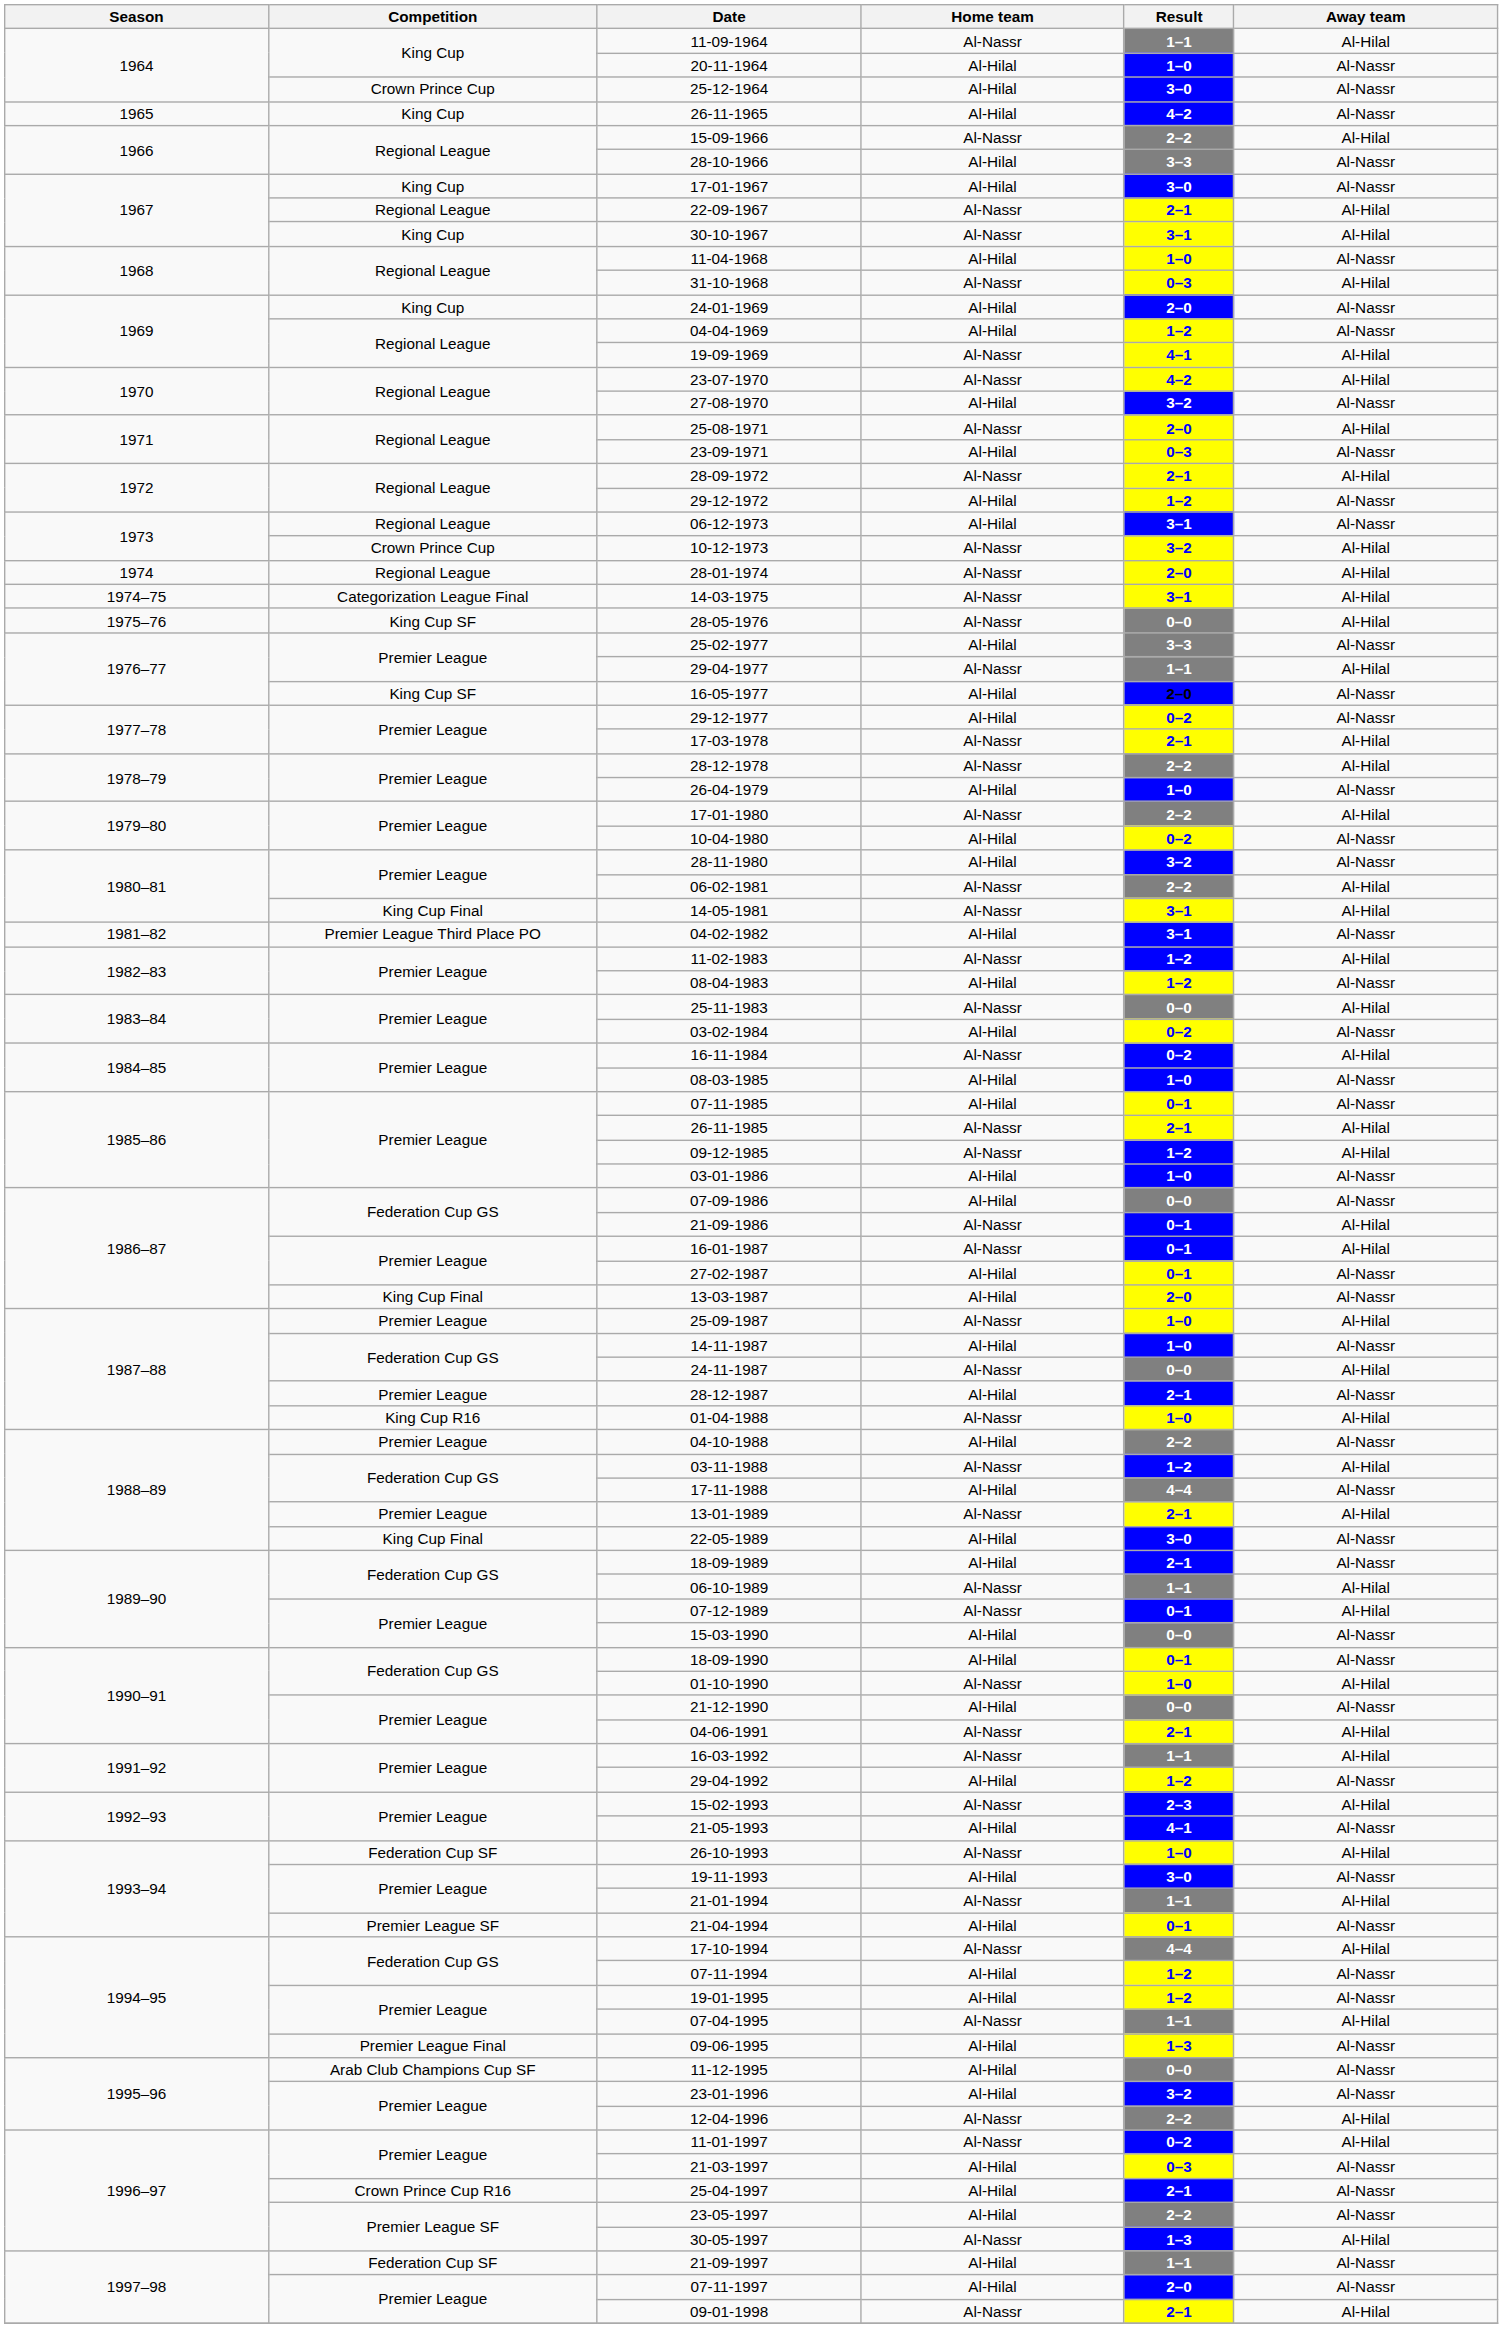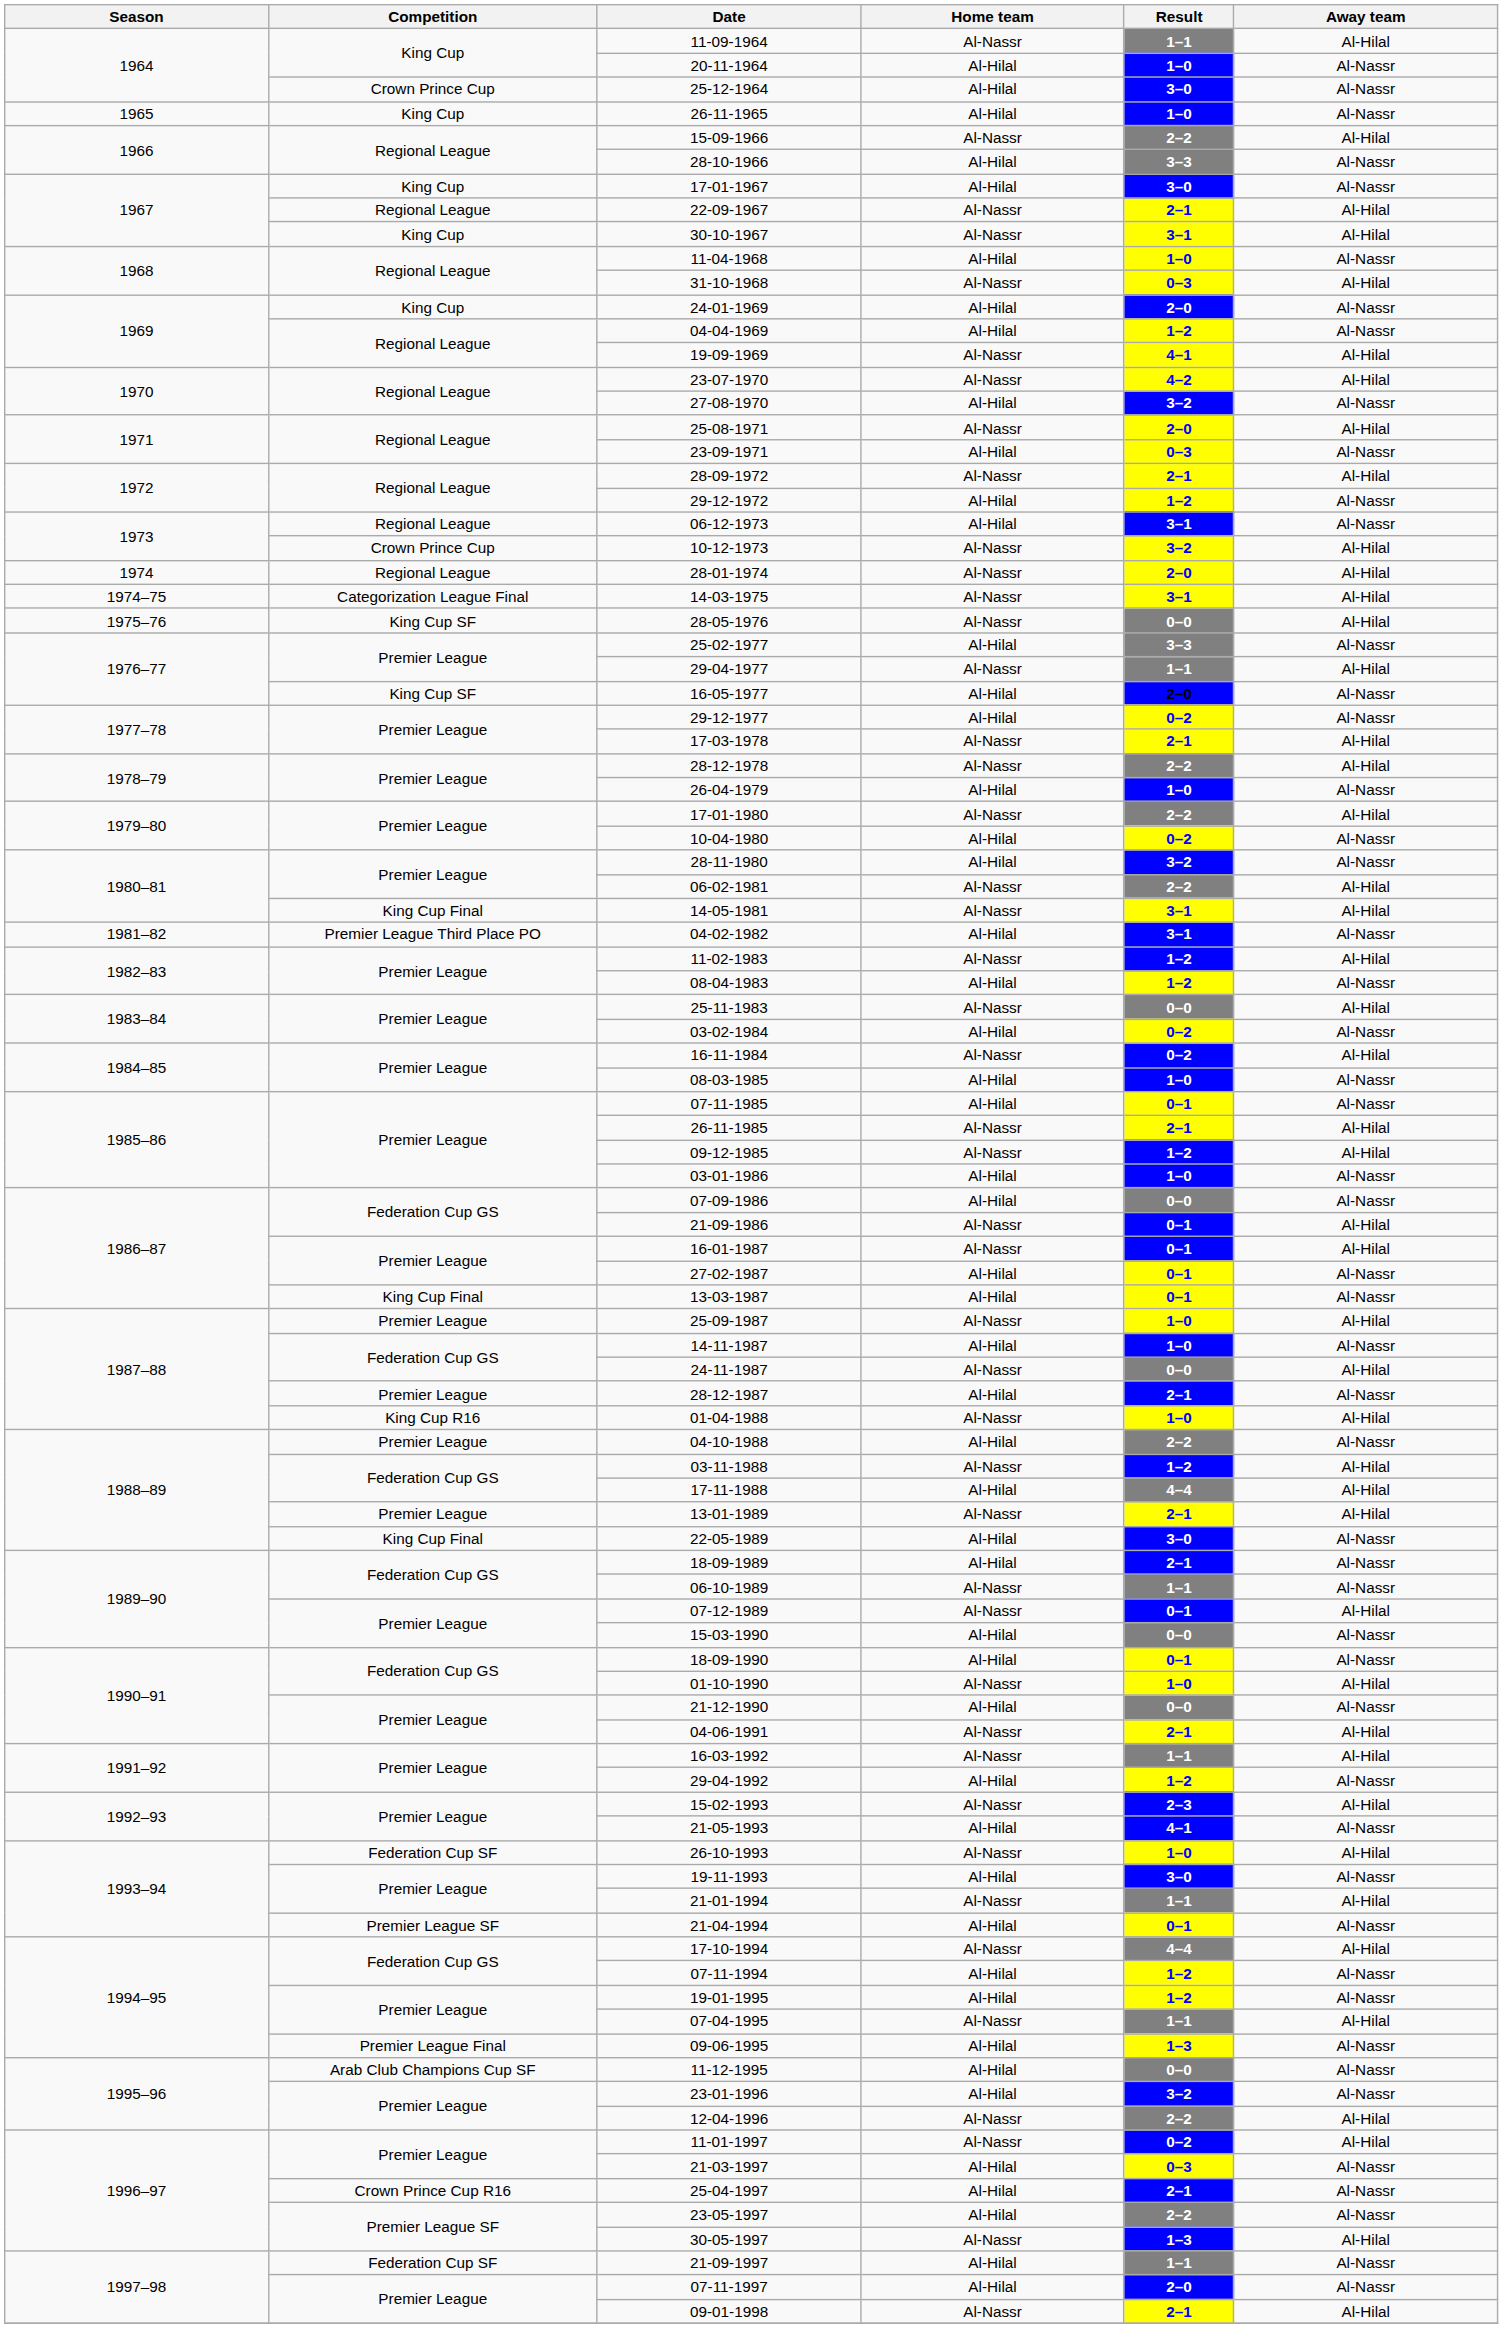(1179, 113) 4–2 -> (1179, 113) 1–0
(1179, 1297) 2–0 -> (1179, 1297) 0–1
(1366, 1490) Al-Nassr -> (1366, 1490) Al-Hilal
(1366, 1587) Al-Hilal -> (1366, 1587) Al-Nassr
